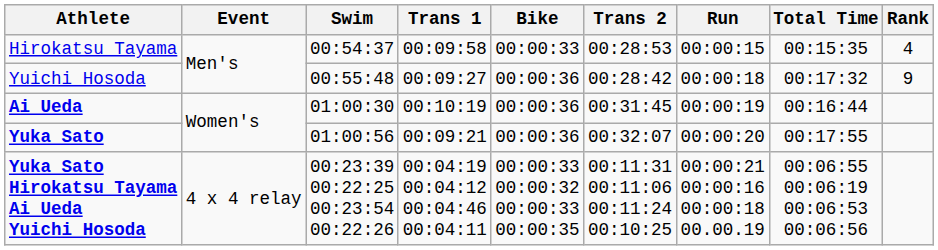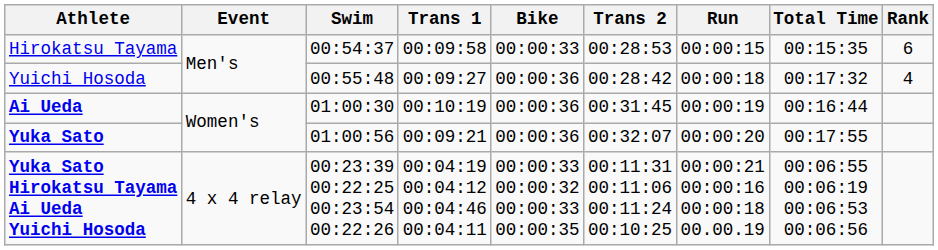(908, 49) 4 -> (908, 49) 6
(908, 78) 9 -> (908, 78) 4
